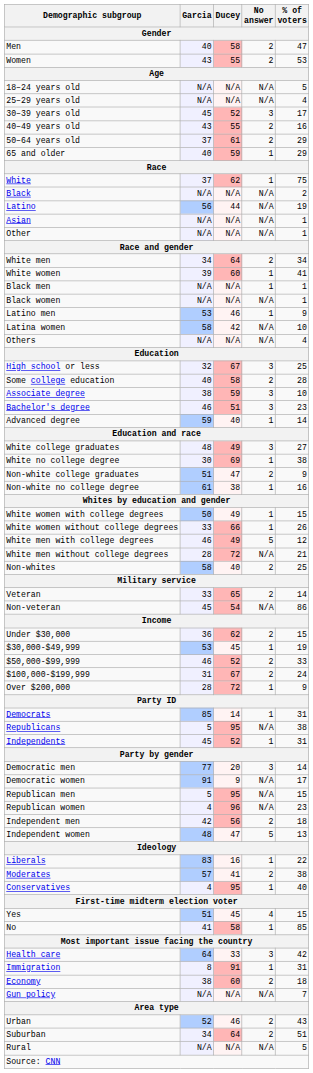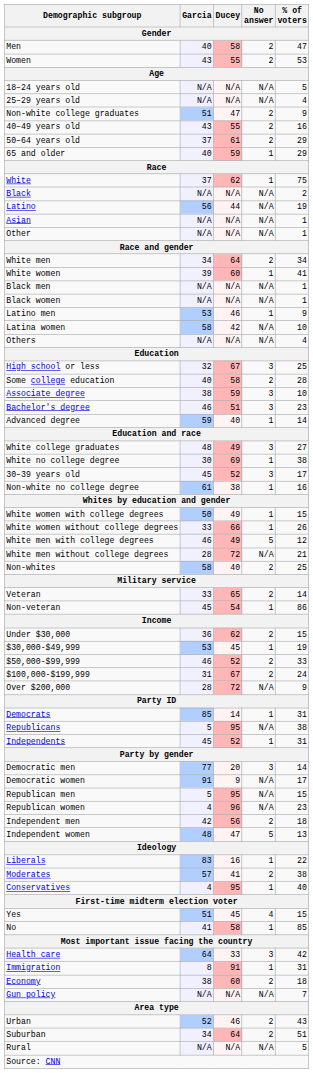rows swapped: (43, 114) <-> (73, 474)
(271, 287) 1 -> (266, 287) N/A
(266, 608) N/A -> (271, 608) 1
(271, 688) 1 -> (266, 688) N/A
